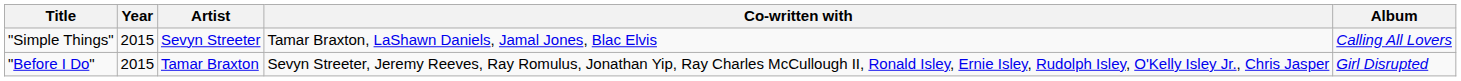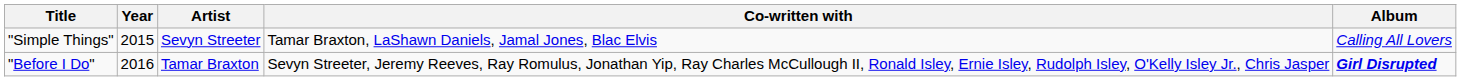(137, 64) 2015 -> (137, 64) 2016
(1382, 64) normal -> (1386, 64) bold
